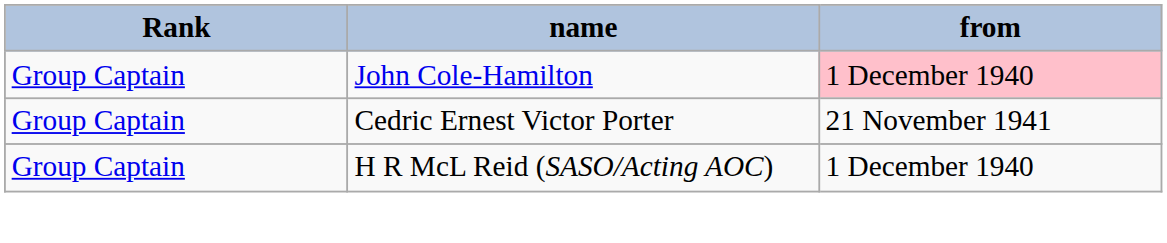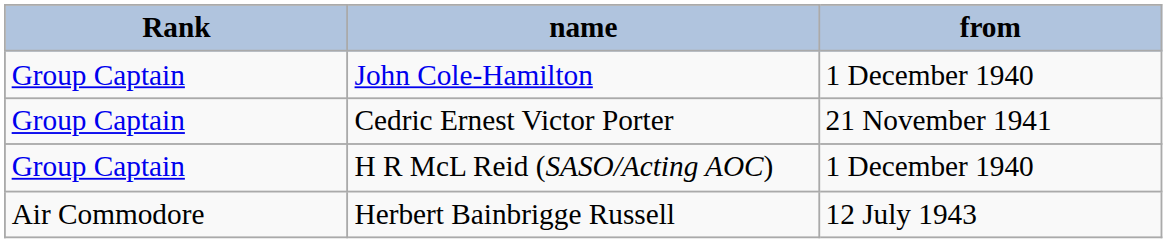(930, 74) pink background -> (930, 74) no background
+ row: (515, 213)
